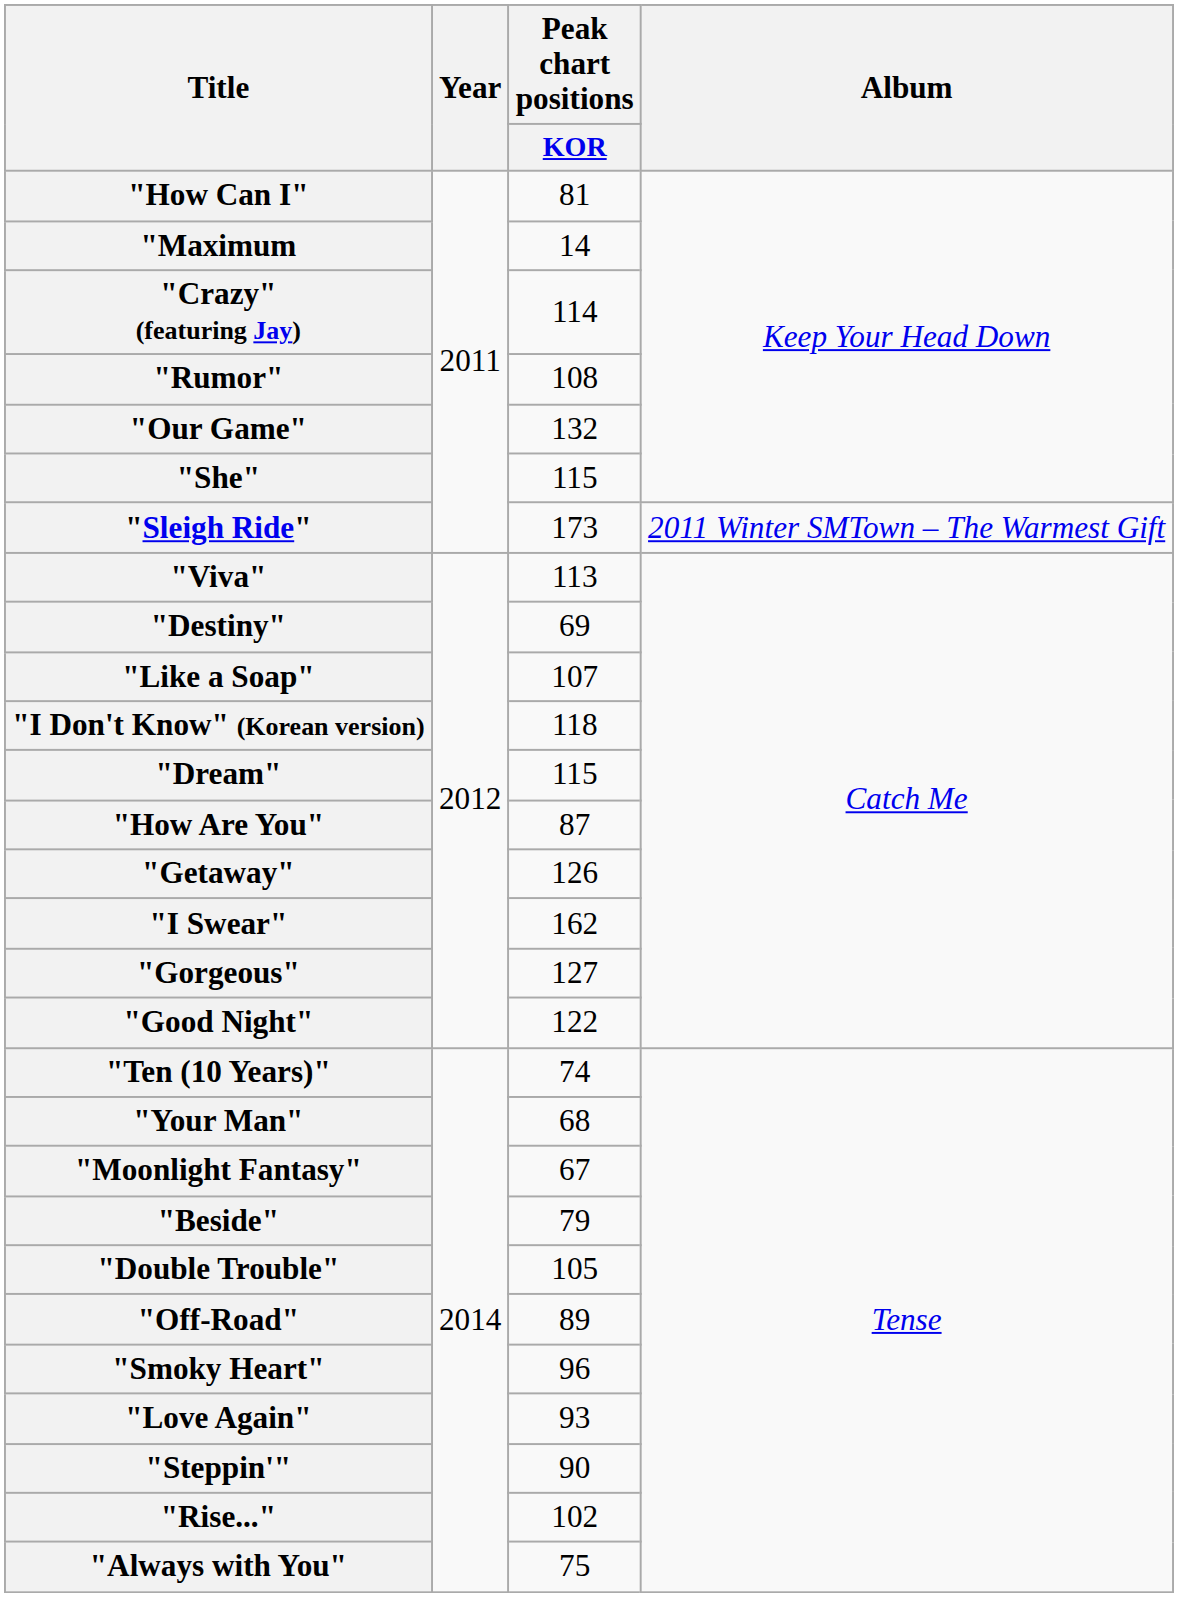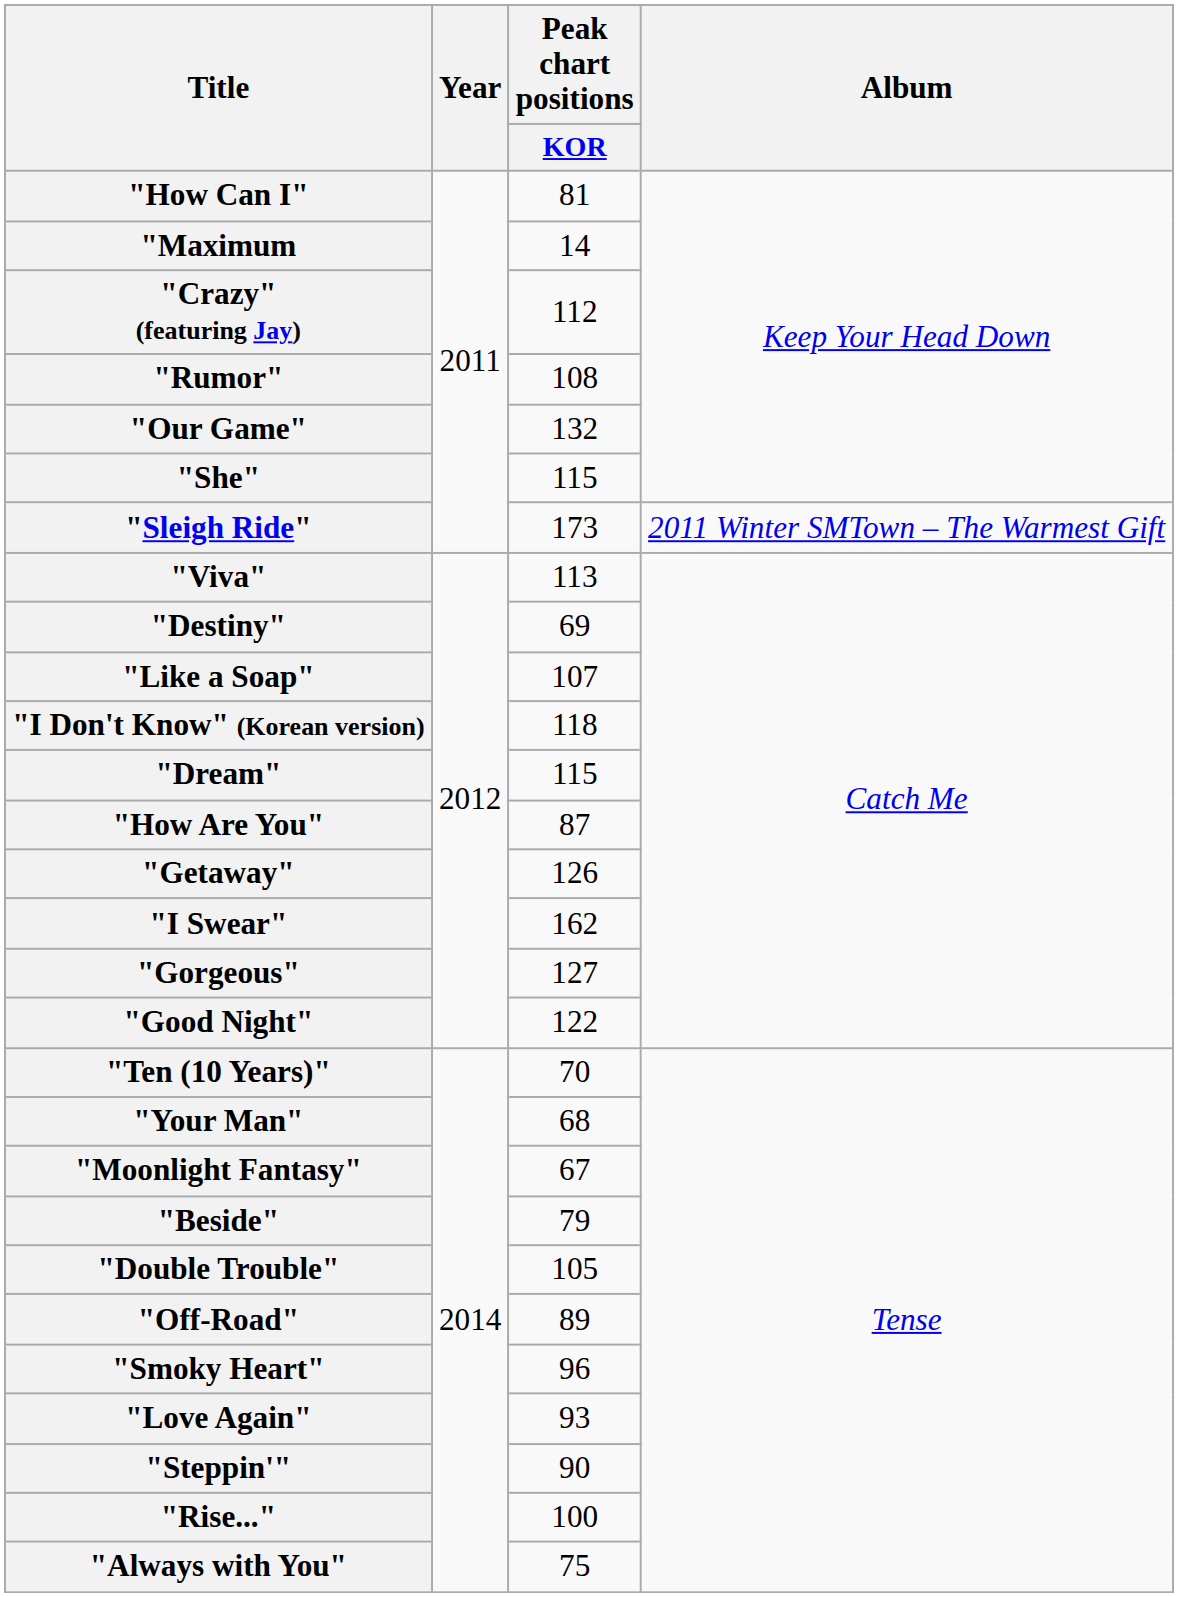(575, 311) 114 -> (575, 311) 112
(575, 1071) 74 -> (575, 1071) 70
(575, 1516) 102 -> (575, 1516) 100
